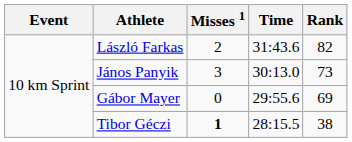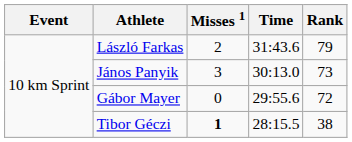(325, 47) 82 -> (325, 47) 79
(325, 98) 69 -> (325, 98) 72
